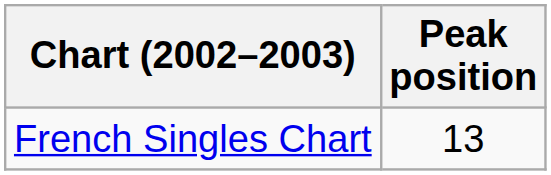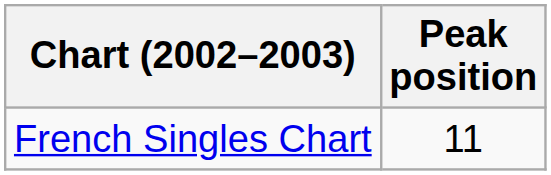(463, 137) 13 -> (463, 137) 11
